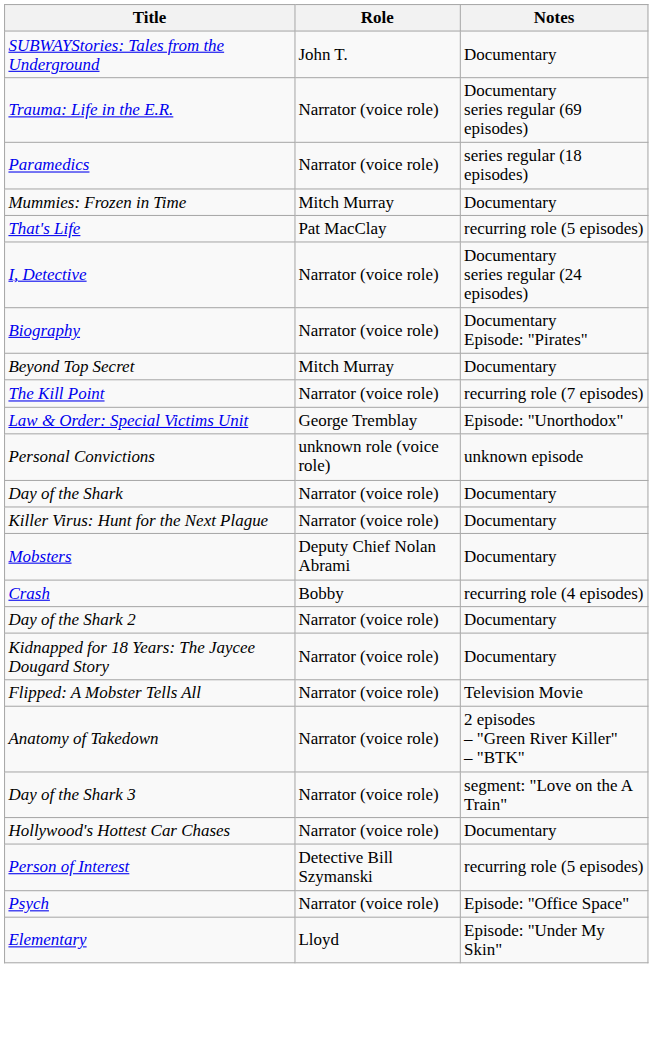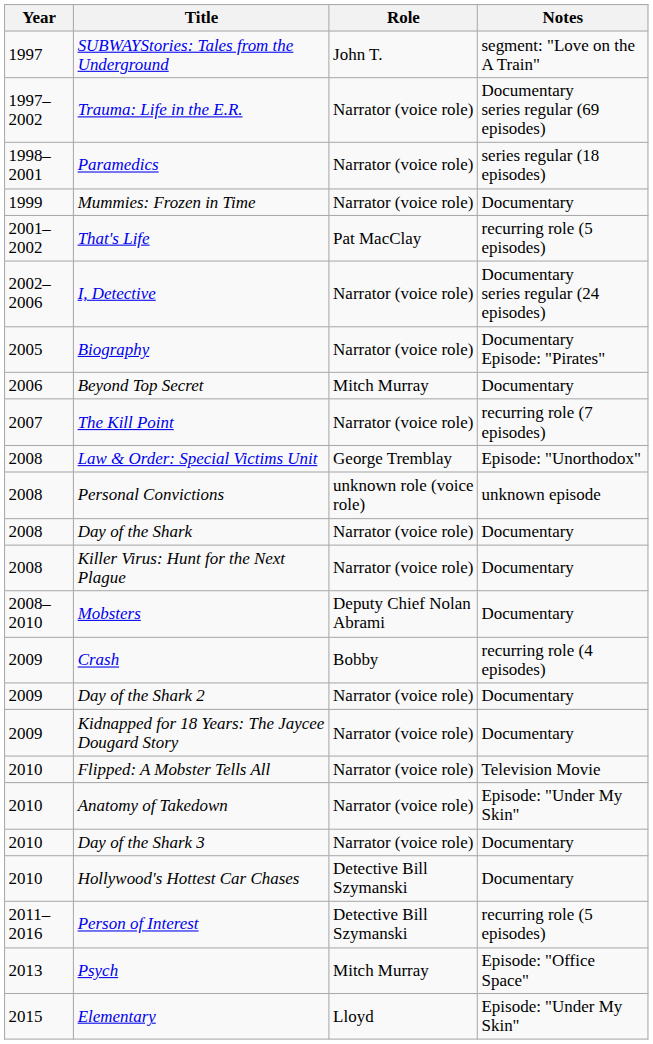+ column: (39, 17)
(510, 54) Documentary -> (558, 54) segment: "Love on the A Train"
(346, 201) Mitch Murray -> (403, 201) Narrator (voice role)
(541, 738) 2 episodes – "Green River Killer" – "BTK" -> (552, 805) Episode: "Under My Skin"
(549, 794) segment: "Love on the A Train" -> (528, 842) Documentary
(369, 830) Narrator (voice role) -> (380, 878) Detective Bill Szymanski
(369, 903) Narrator (voice role) -> (381, 970) Mitch Murray
